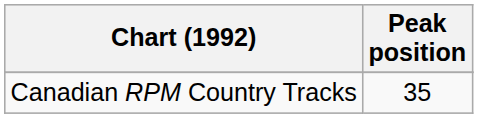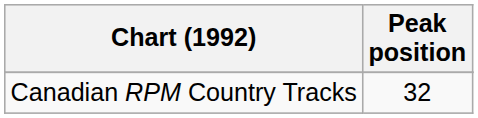(417, 92) 35 -> (417, 92) 32
